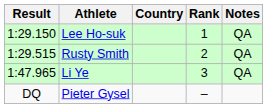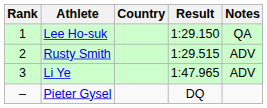columns swapped: (204, 14) <-> (32, 14)
(243, 53) QA -> (243, 53) ADV
(243, 73) QA -> (243, 73) ADV
